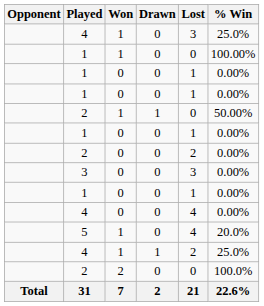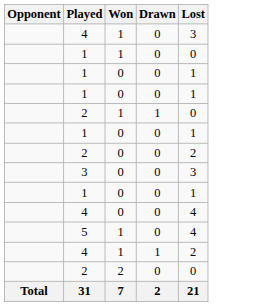- column: (233, 14)
